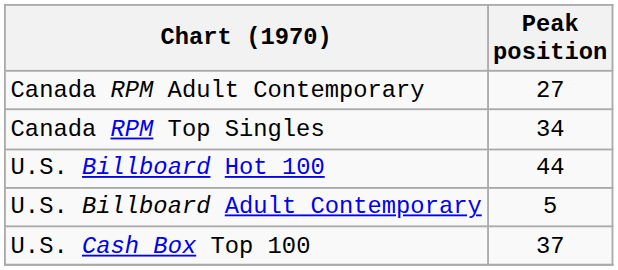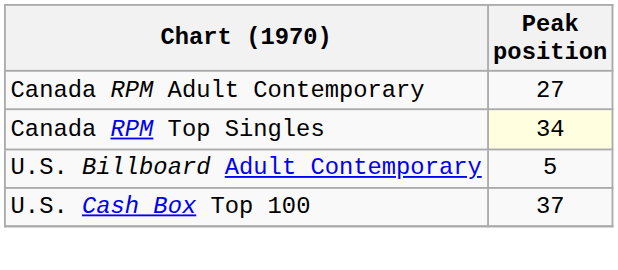(550, 129) no background -> (550, 129) lightyellow background
- row: (168, 168)
